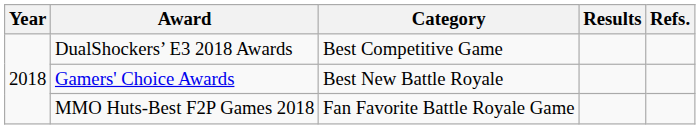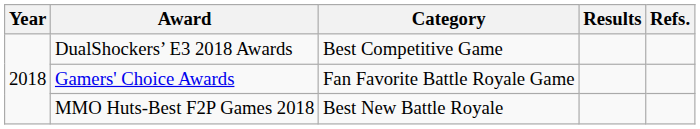(413, 78) Best New Battle Royale -> (449, 78) Fan Favorite Battle Royale Game
(449, 108) Fan Favorite Battle Royale Game -> (413, 108) Best New Battle Royale
